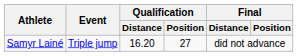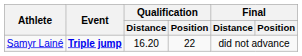(93, 44) normal -> (95, 44) bold
(185, 44) 27 -> (190, 44) 22
